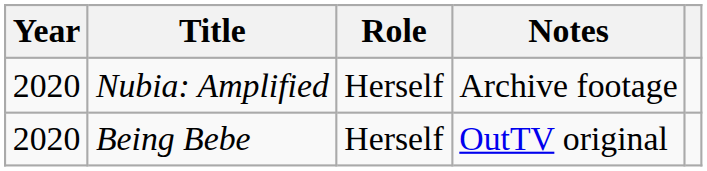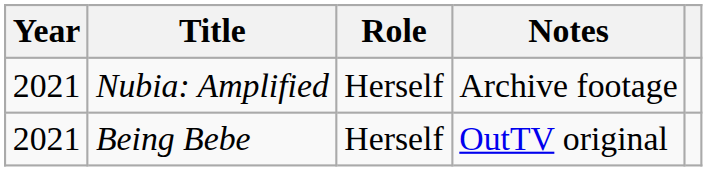(47, 84) 2020 -> (47, 84) 2021
(47, 138) 2020 -> (47, 138) 2021
